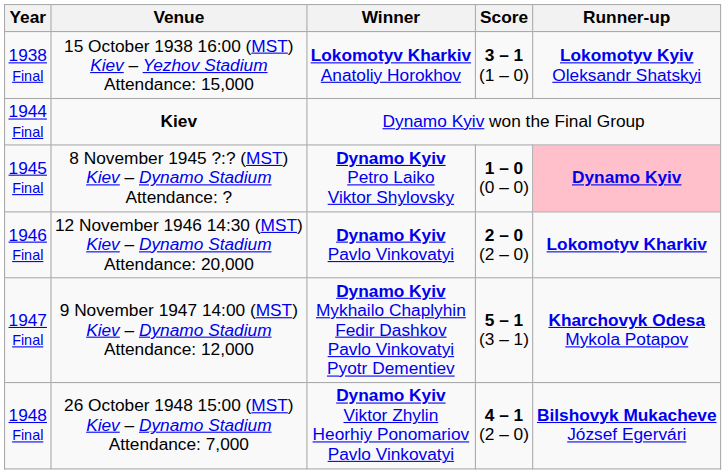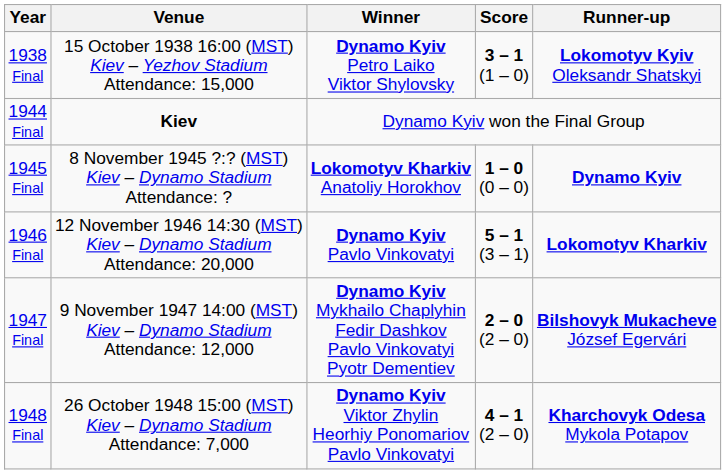(391, 65) Lokomotyv Kharkiv Anatoliy Horokhov -> (391, 65) Dynamo Kyiv Petro Laiko Viktor Shylovsky
(391, 178) Dynamo Kyiv Petro Laiko Viktor Shylovsky -> (391, 178) Lokomotyv Kharkiv Anatoliy Horokhov
(627, 178) pink background -> (627, 178) no background
(504, 244) 2 – 0 (2 – 0) -> (504, 244) 5 – 1 (3 – 1)
(504, 330) 5 – 1 (3 – 1) -> (504, 330) 2 – 0 (2 – 0)
(627, 330) Kharchovyk Odesa Mykola Potapov -> (627, 330) Bilshovyk Mukacheve József Egervári
(627, 425) Bilshovyk Mukacheve József Egervári -> (627, 425) Kharchovyk Odesa Mykola Potapov
